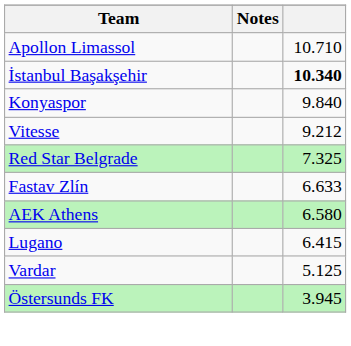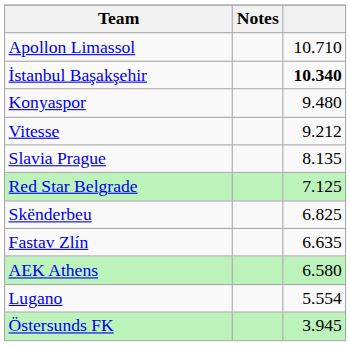(322, 102) 9.840 -> (322, 102) 9.480
+ row: (57, 158)
(322, 158) 7.325 -> (322, 186) 7.125
+ row: (50, 214)
(322, 186) 6.633 -> (322, 242) 6.635
(322, 242) 6.415 -> (322, 298) 5.554
- row: (32, 270)
